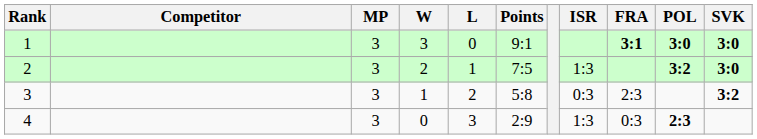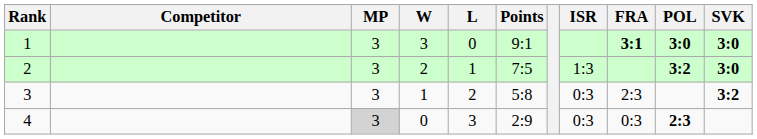(376, 120) no background -> (376, 120) lightgrey background
(583, 120) 1:3 -> (583, 120) 0:3
